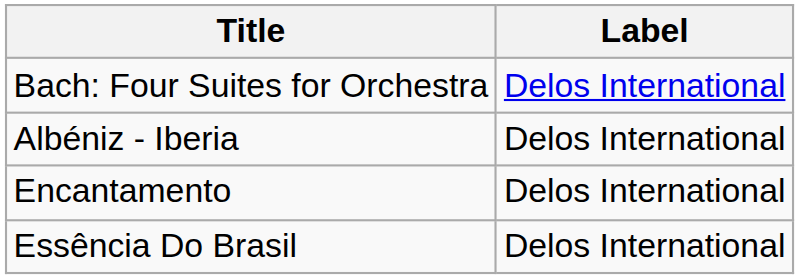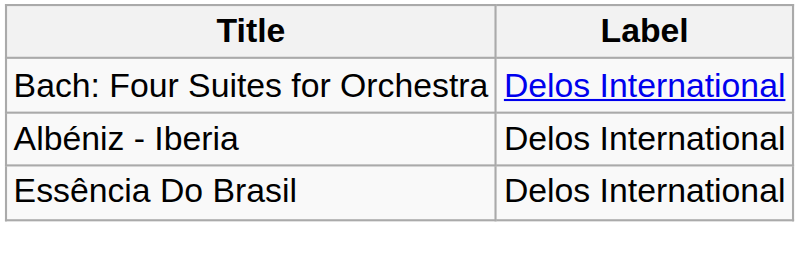- row: (122, 191)
